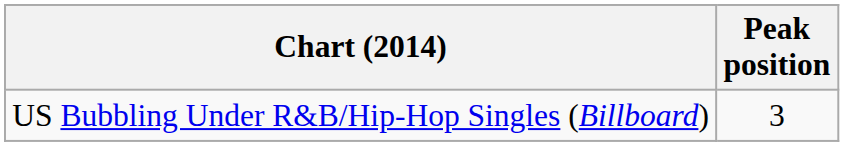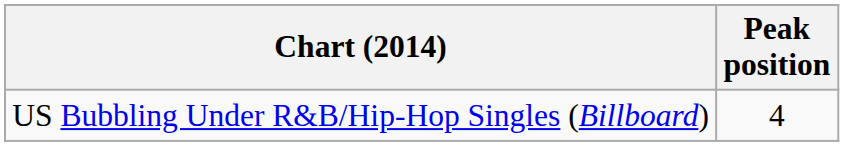(777, 114) 3 -> (777, 114) 4
